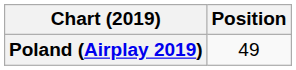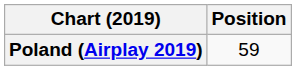(249, 49) 49 -> (249, 49) 59
